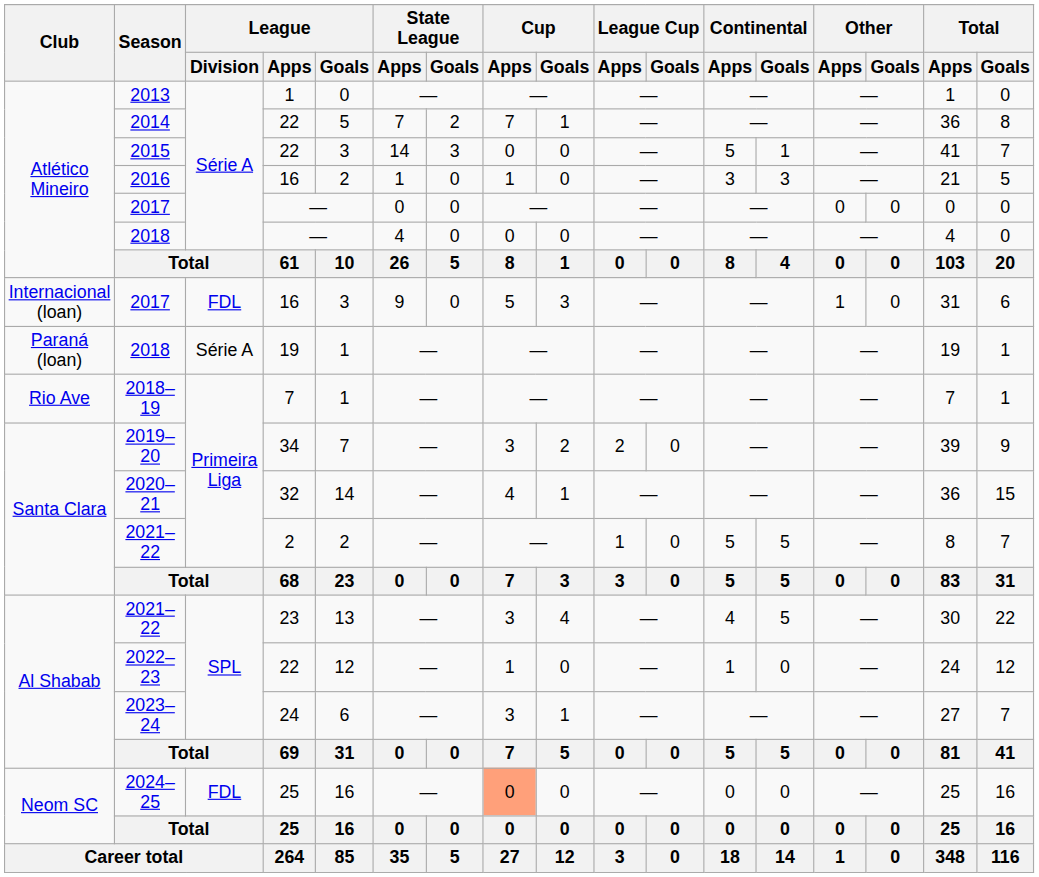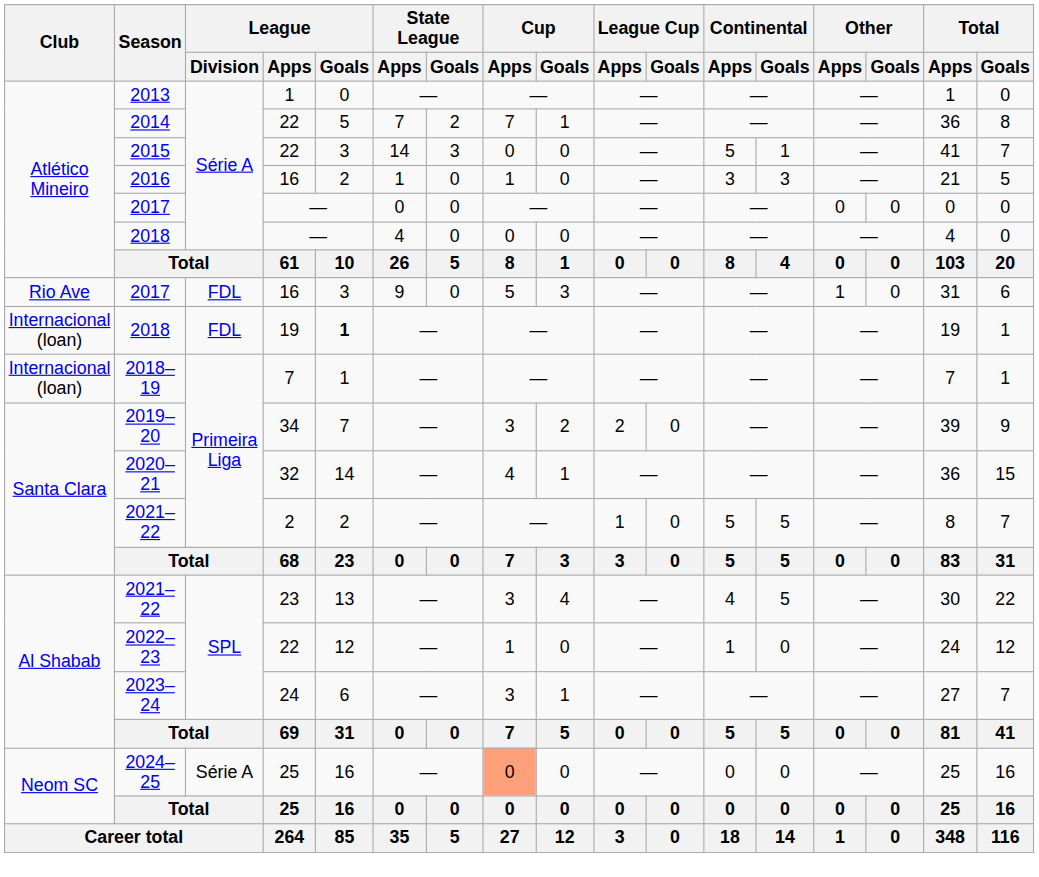(60, 302) Internacional (loan) -> (59, 292) Rio Ave
(60, 350) Paraná (loan) -> (60, 330) Internacional (loan)
(224, 350) Série A -> (224, 330) FDL
(344, 350) normal -> (344, 330) bold
(59, 398) Rio Ave -> (60, 378) Internacional (loan)
(224, 791) FDL -> (224, 771) Série A
